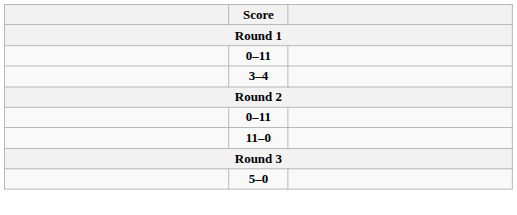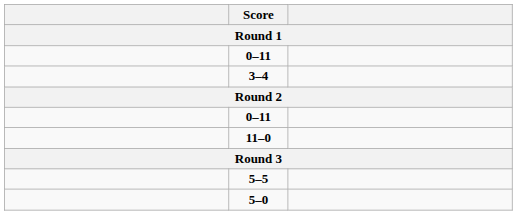+ row: (117, 179)
